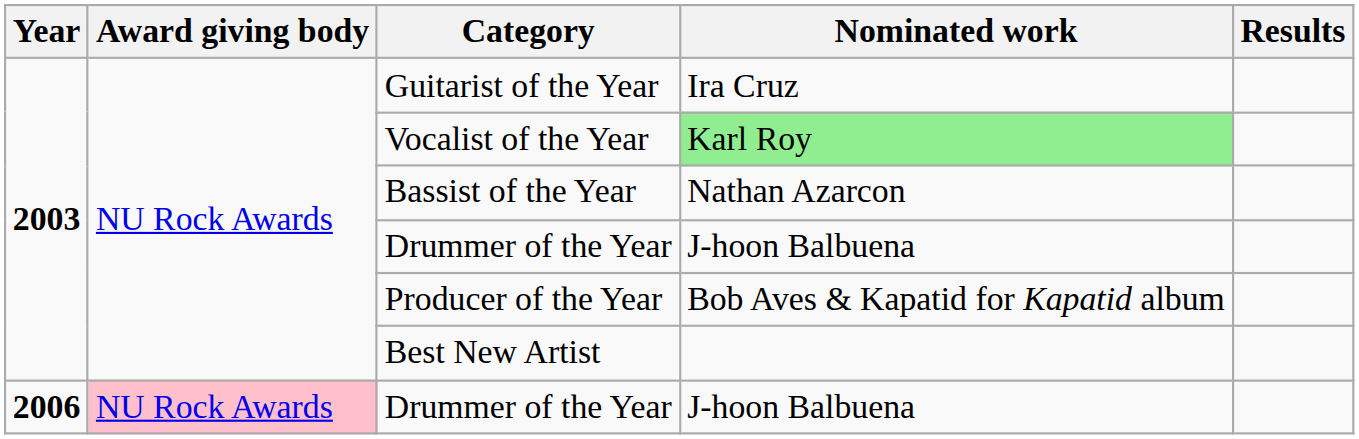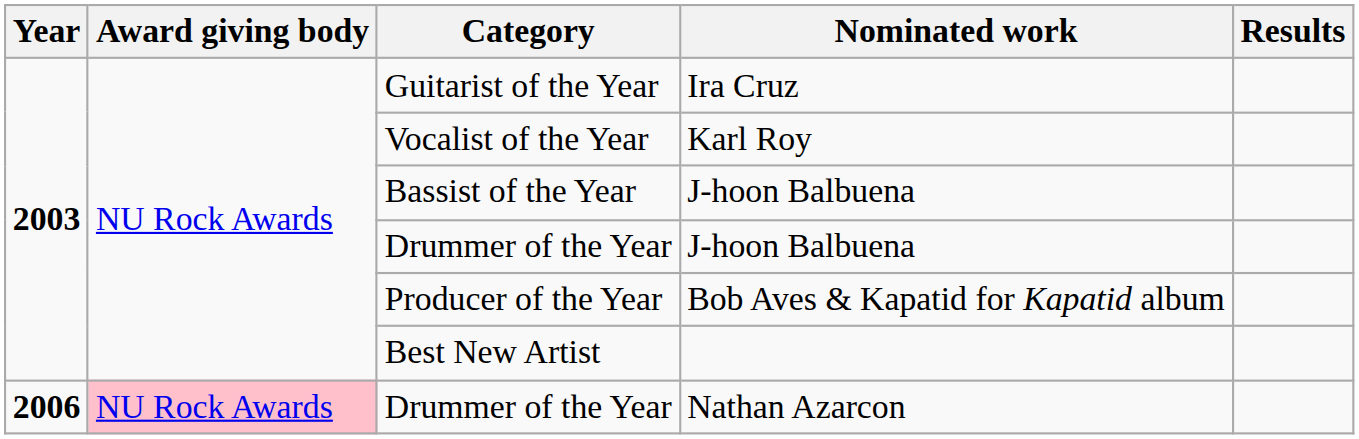(750, 138) lightgreen background -> (750, 138) no background
(796, 191) Nathan Azarcon -> (801, 191) J-hoon Balbuena
(801, 406) J-hoon Balbuena -> (796, 406) Nathan Azarcon
